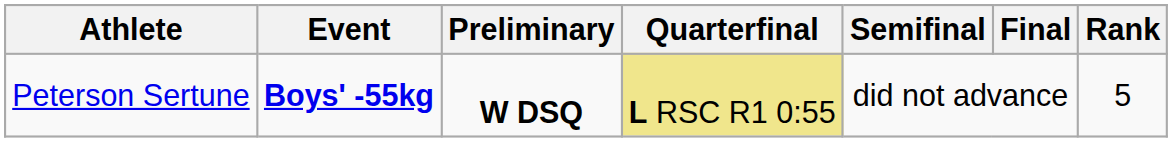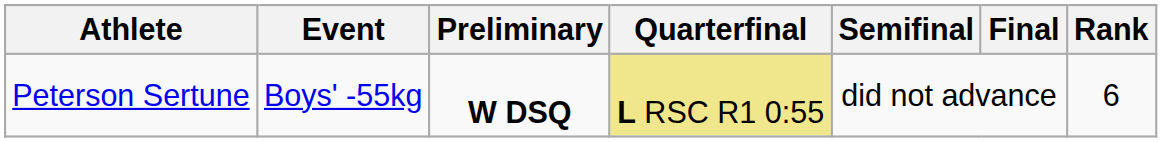(349, 95) bold -> (343, 95) normal
(1123, 95) 5 -> (1111, 95) 6
